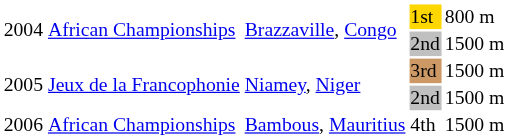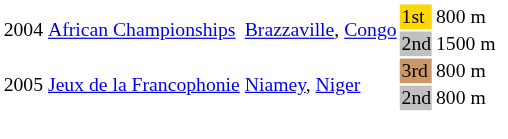(475, 70) 1500 m -> (461, 70) 800 m
(475, 97) 1500 m -> (461, 97) 800 m
- row: (23, 124)
